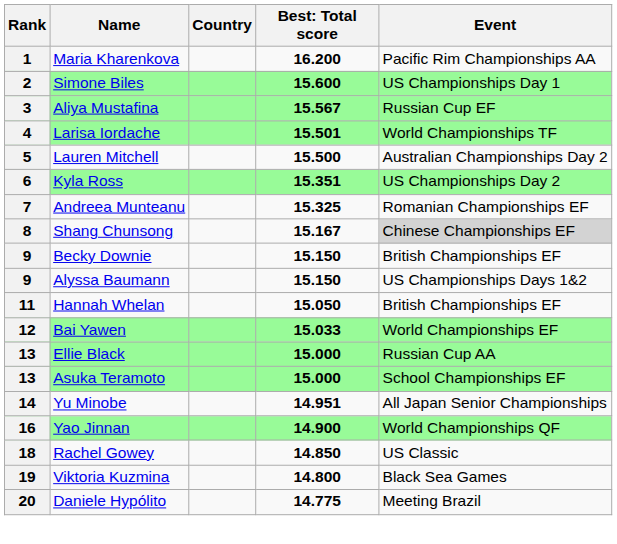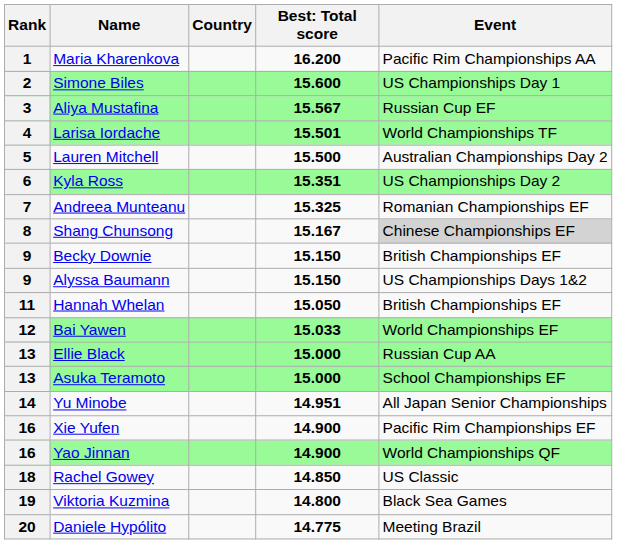+ row: (86, 428)
